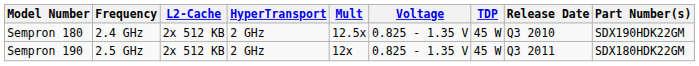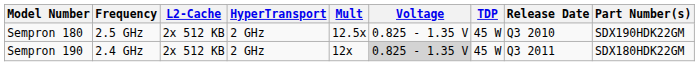(119, 32) 2.4 GHz -> (119, 32) 2.5 GHz
(119, 51) 2.5 GHz -> (119, 51) 2.4 GHz
(420, 51) no background -> (420, 51) lightgrey background
